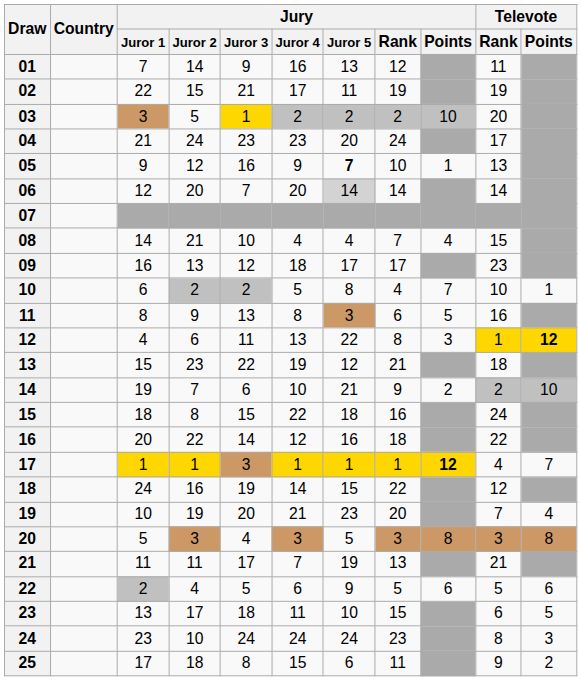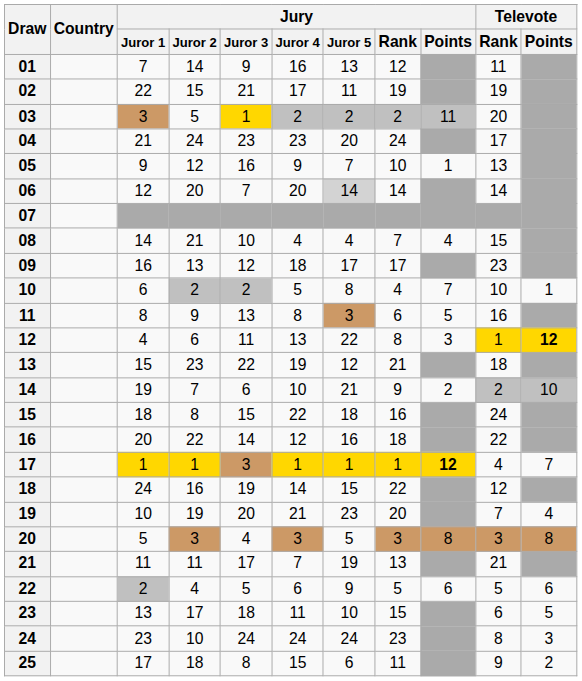(448, 116) 10 -> (448, 116) 11
(349, 166) bold -> (349, 166) normal
